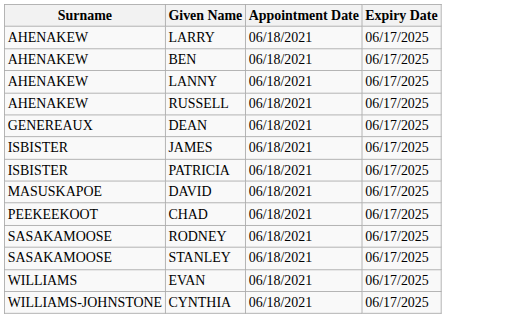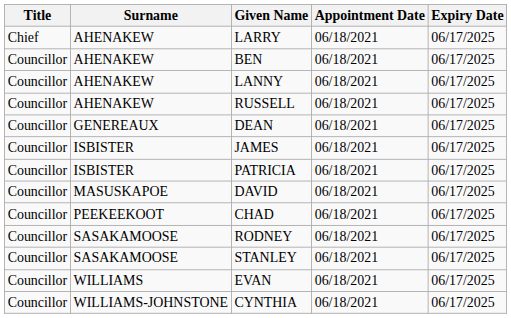+ column: (37, 15)
